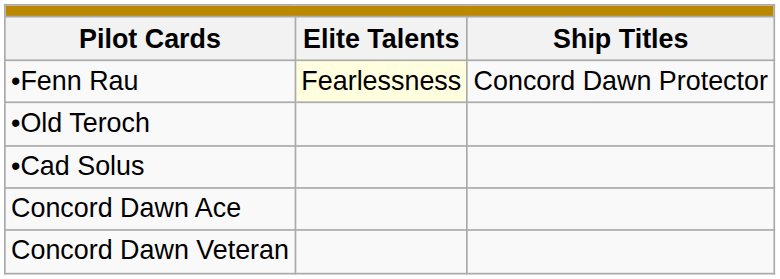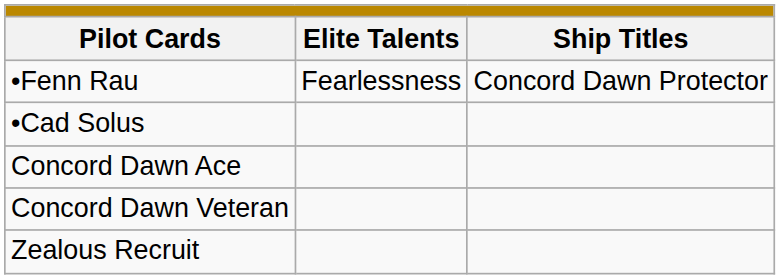(381, 80) lightyellow background -> (381, 80) no background
- row: (80, 123)
+ row: (105, 251)
